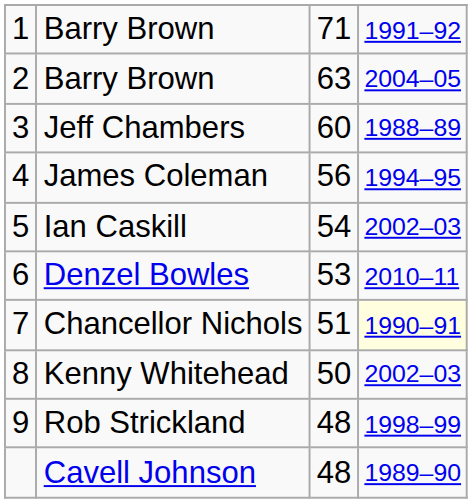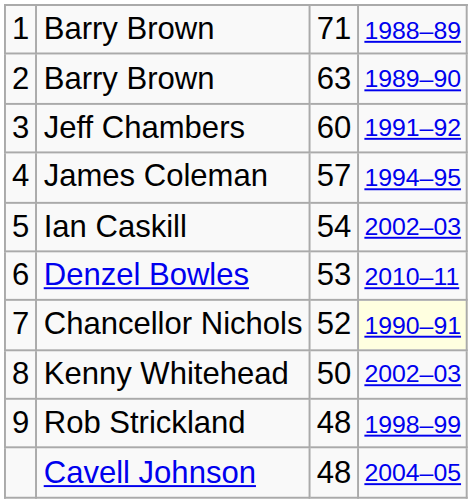(413, 30) 1991–92 -> (413, 30) 1988–89
(413, 79) 2004–05 -> (413, 79) 1989–90
(413, 128) 1988–89 -> (413, 128) 1991–92
(334, 176) 56 -> (334, 176) 57
(334, 324) 51 -> (334, 324) 52
(413, 473) 1989–90 -> (413, 473) 2004–05
